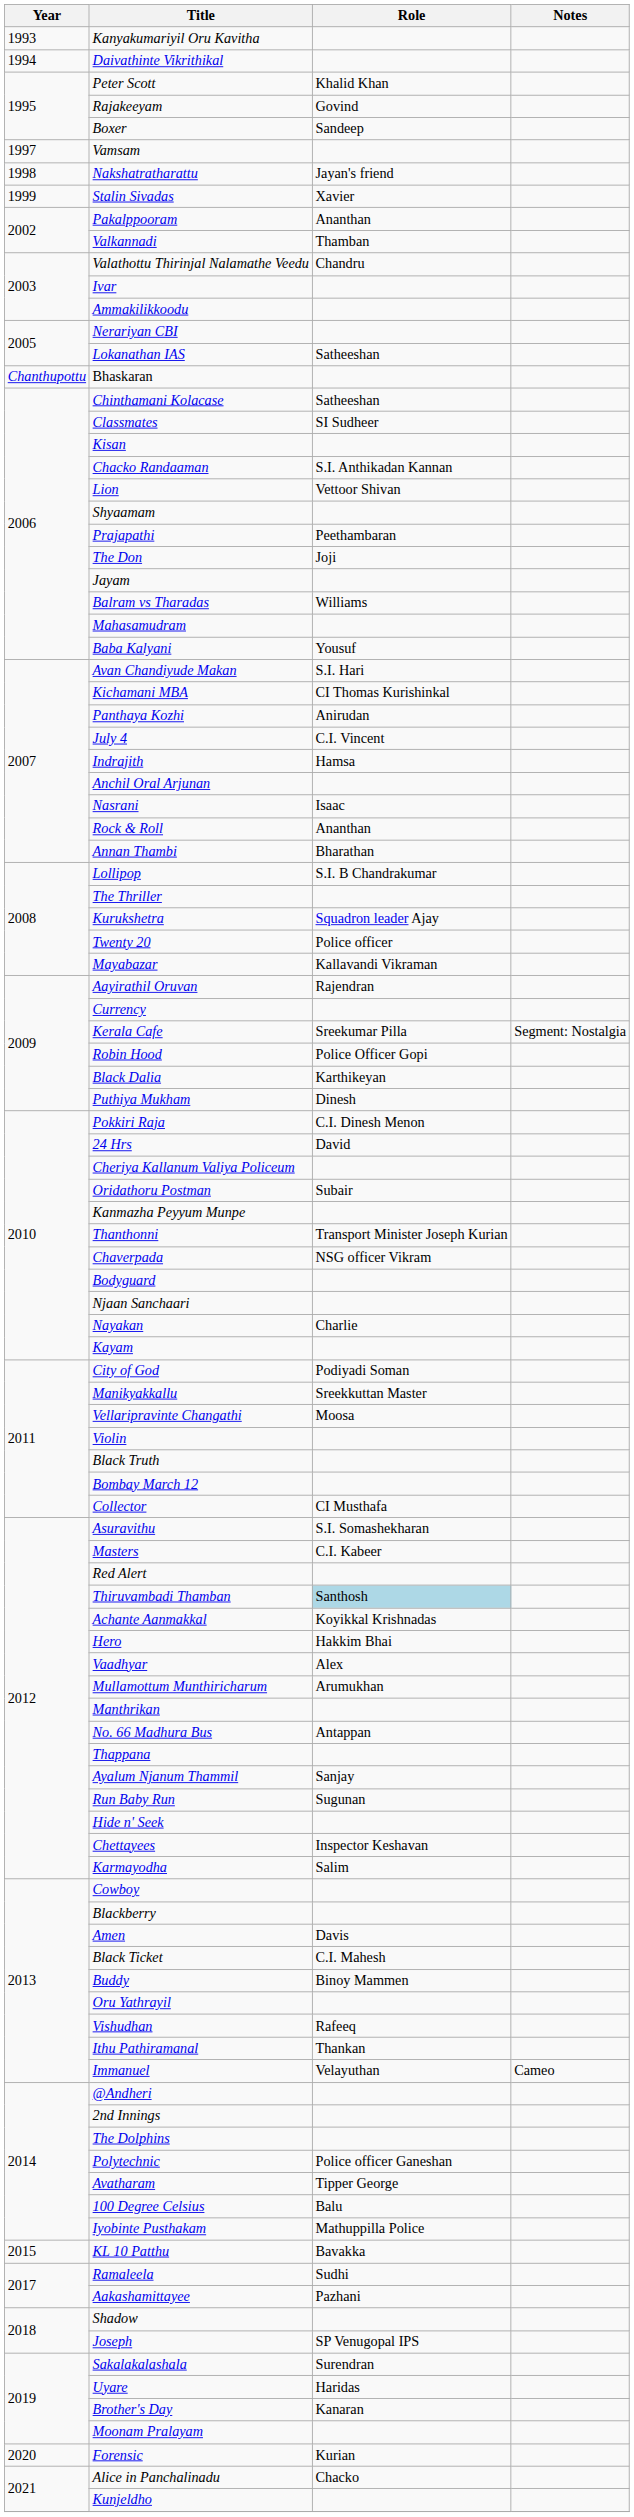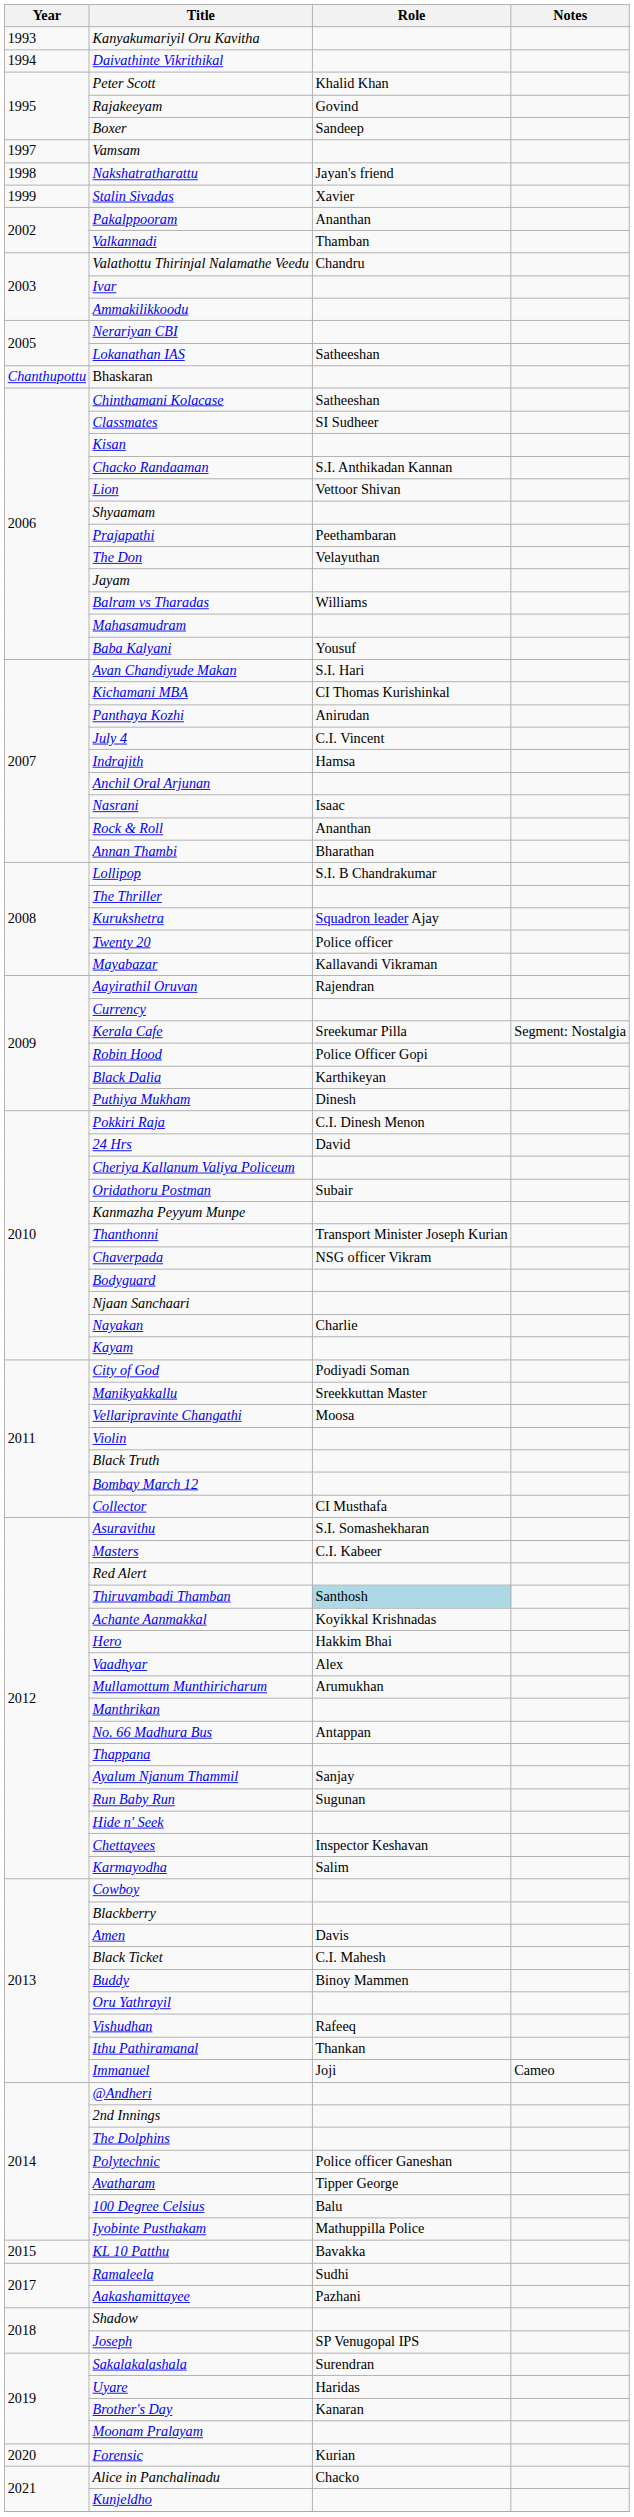(326, 557) Joji -> (348, 557) Velayuthan
(348, 2070) Velayuthan -> (326, 2070) Joji
